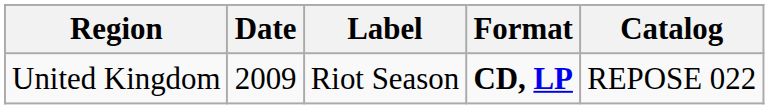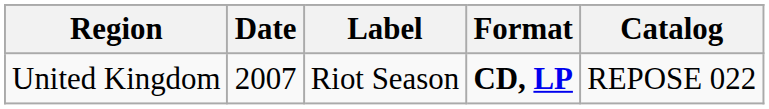(266, 77) 2009 -> (266, 77) 2007
